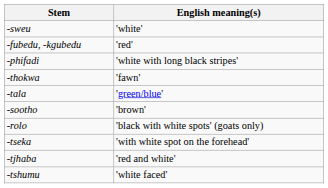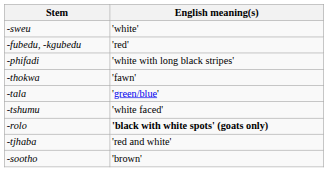rows swapped: (22, 110) <-> (23, 175)
(190, 126) normal -> (190, 126) bold
- row: (19, 142)
